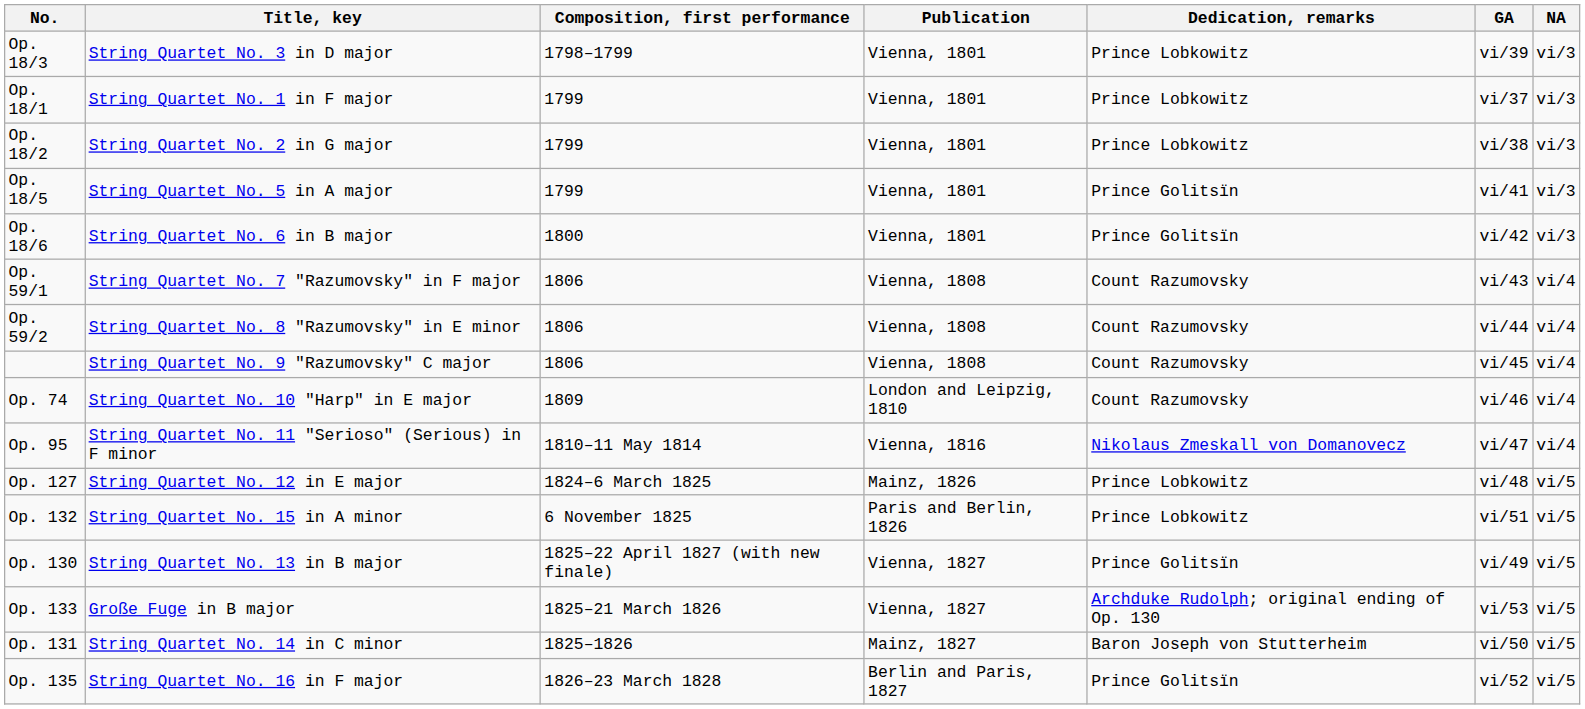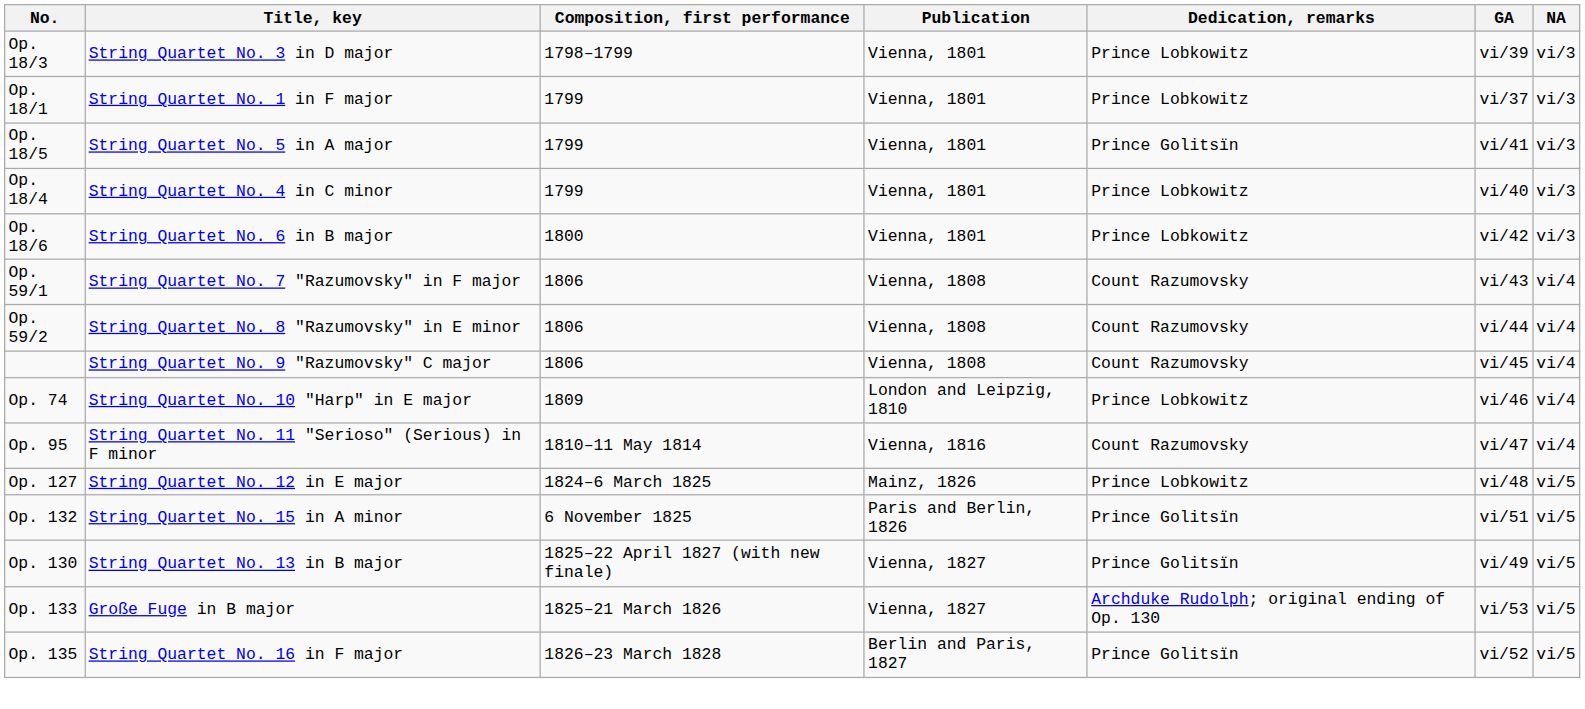- row: (28, 145)
+ row: (28, 191)
(1165, 237) Prince Golitsïn -> (1170, 237) Prince Lobkowitz
(1170, 400) Count Razumovsky -> (1170, 400) Prince Lobkowitz
(1249, 446) Nikolaus Zmeskall von Domanovecz -> (1170, 446) Count Razumovsky
(1170, 518) Prince Lobkowitz -> (1165, 518) Prince Golitsïn
- row: (43, 645)
